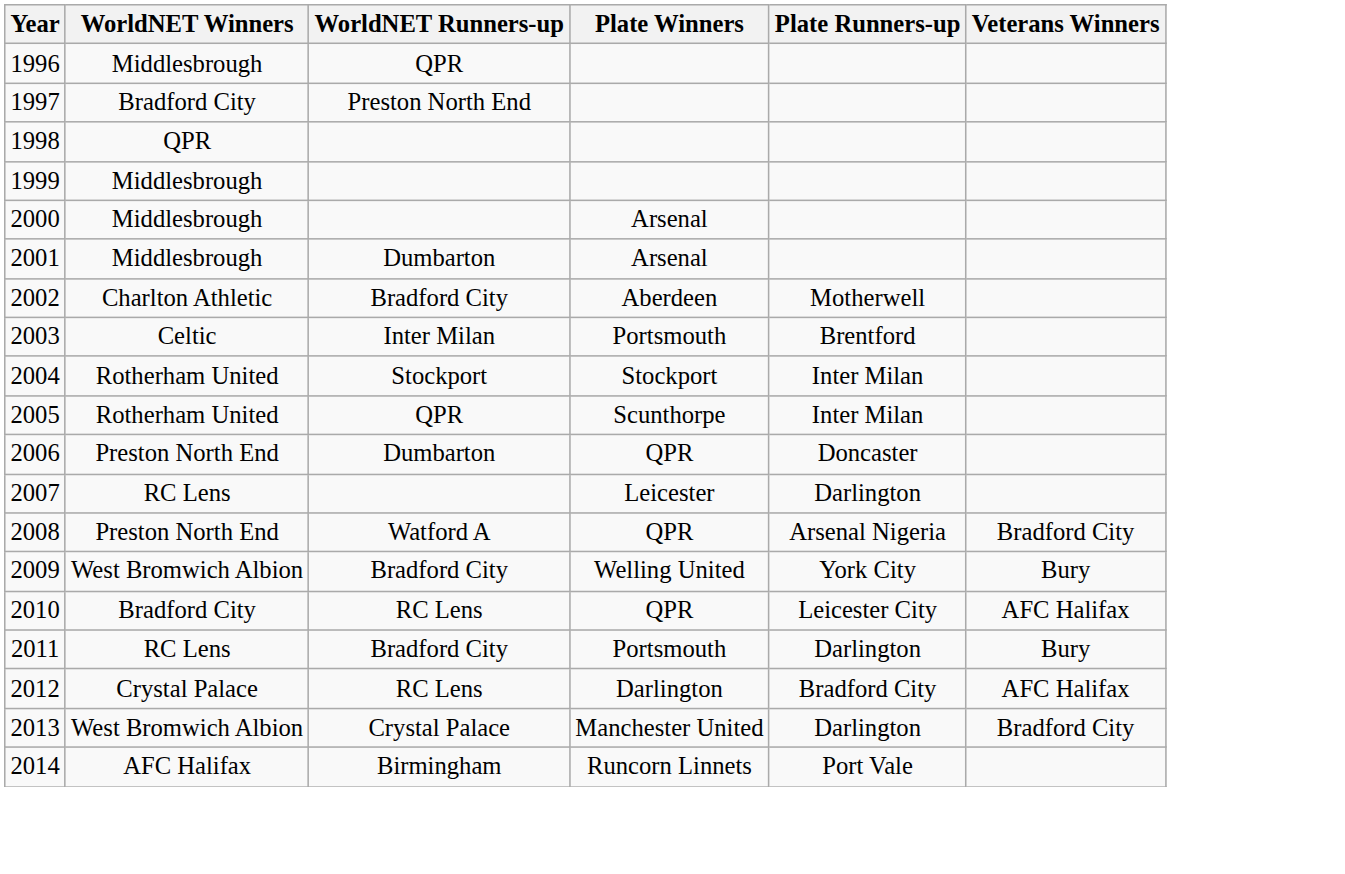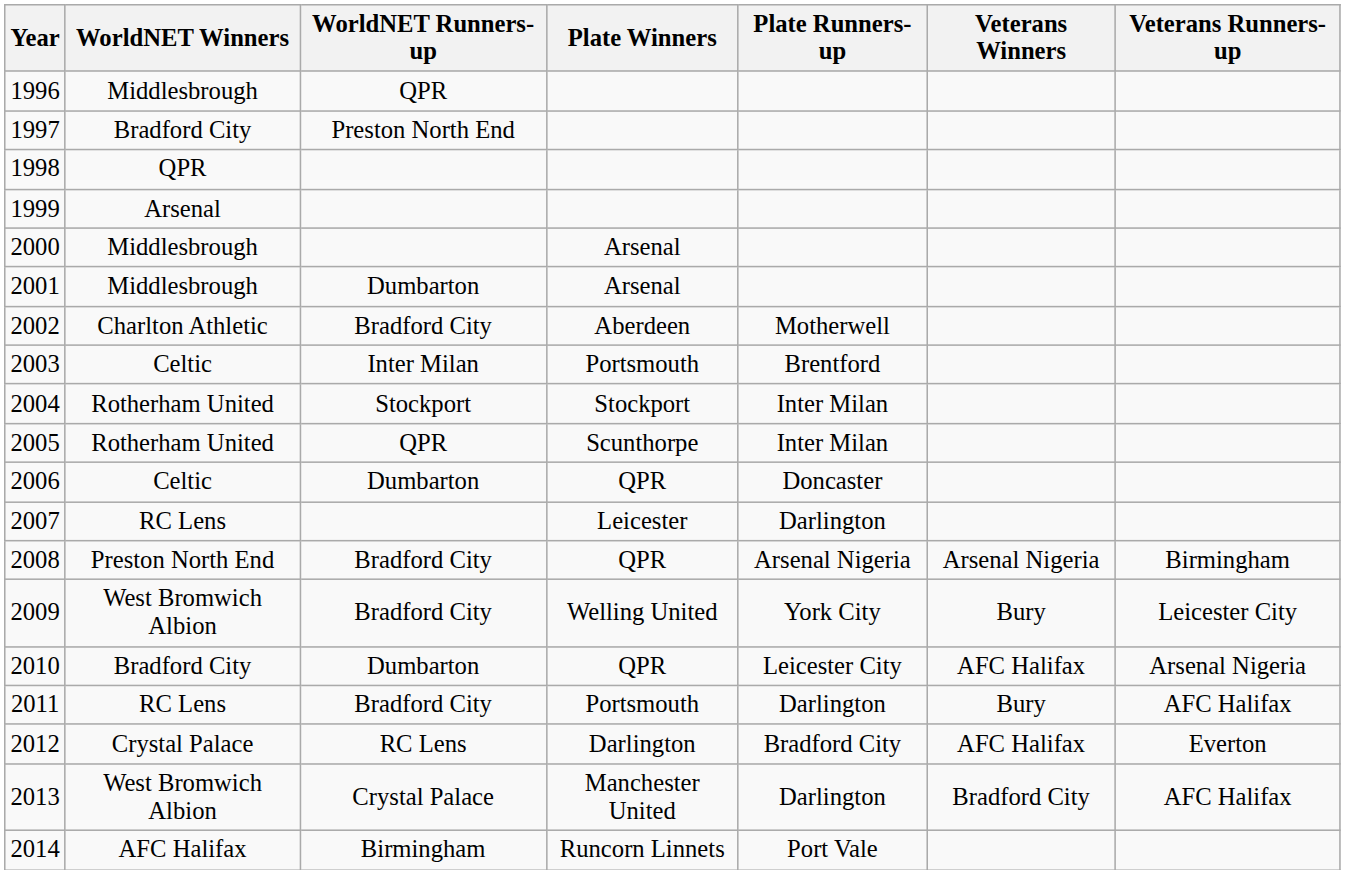+ column: (1228, 37)
(187, 180) Middlesbrough -> (183, 208) Arsenal
(187, 453) Preston North End -> (183, 481) Celtic
(439, 532) Watford A -> (423, 559) Bradford City
(1066, 532) Bradford City -> (1021, 559) Arsenal Nigeria
(439, 610) RC Lens -> (423, 665) Dumbarton
